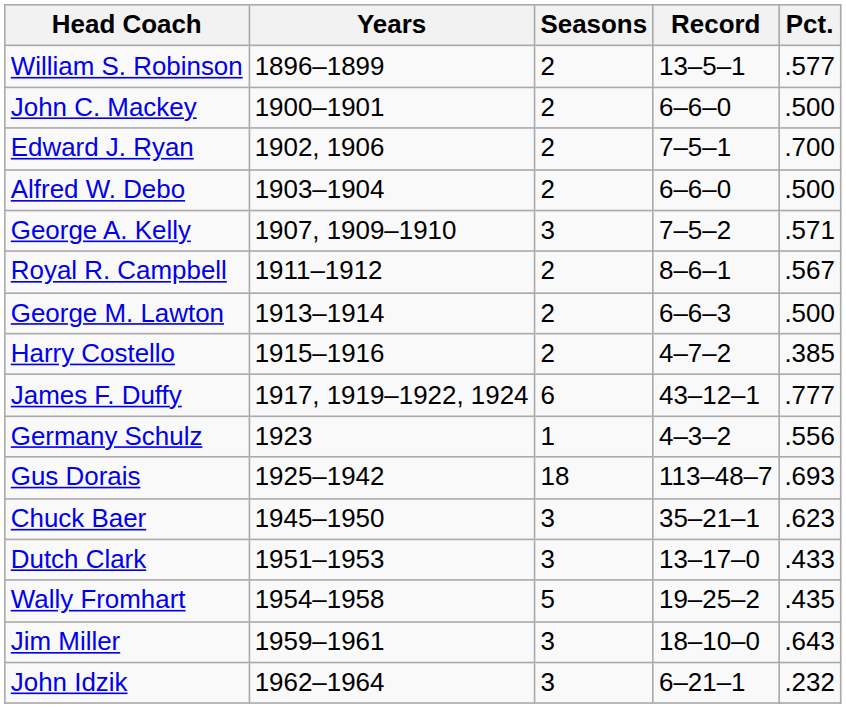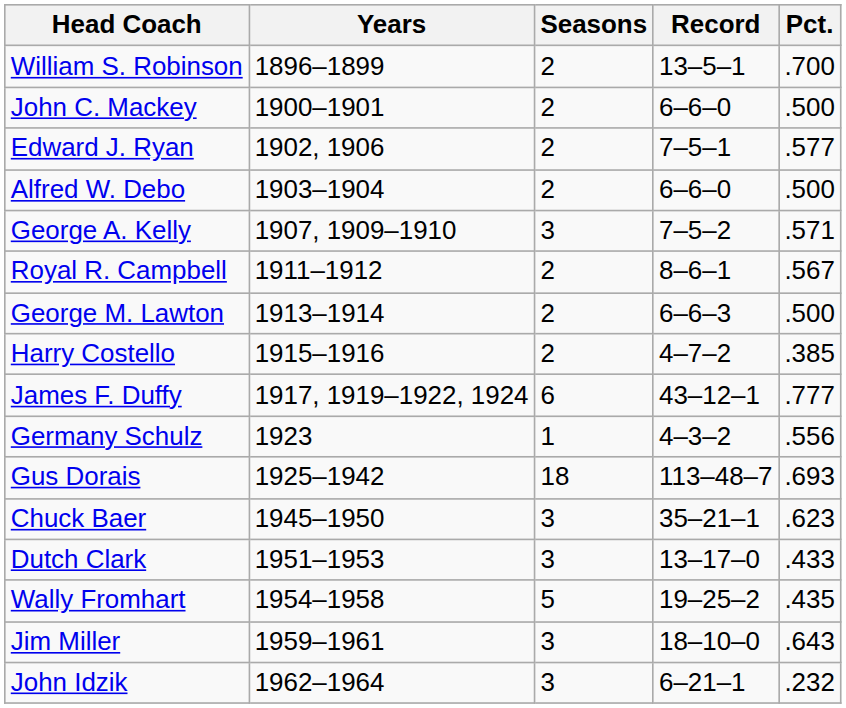(810, 66) .577 -> (810, 66) .700
(810, 148) .700 -> (810, 148) .577
